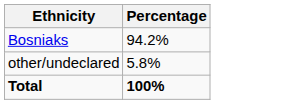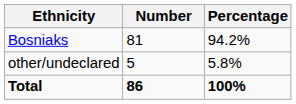+ column: (164, 16)
